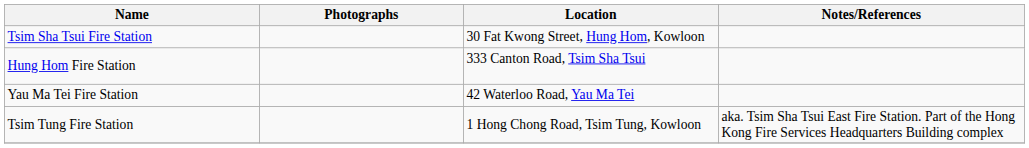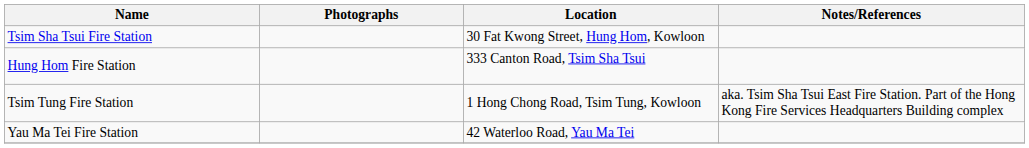rows swapped: (70, 124) <-> (73, 95)
